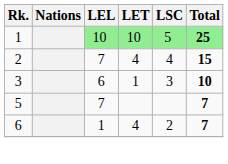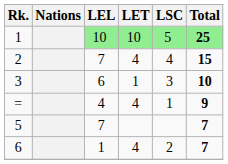+ row: (18, 103)
